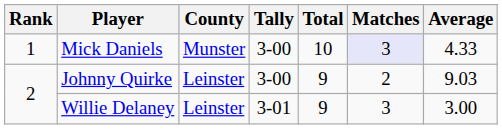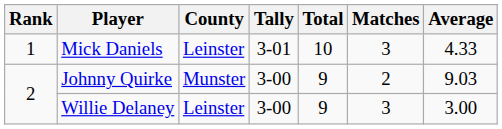(214, 49) Munster -> (214, 49) Leinster
(274, 49) 3-00 -> (274, 49) 3-01
(386, 49) lavender background -> (386, 49) no background
(214, 78) Leinster -> (214, 78) Munster
(274, 108) 3-01 -> (274, 108) 3-00
